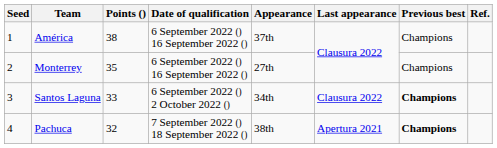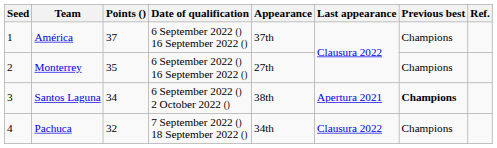(112, 37) 38 -> (112, 37) 37
(112, 98) 33 -> (112, 98) 34
(264, 98) 34th -> (264, 98) 38th
(350, 98) Clausura 2022 -> (350, 98) Apertura 2021
(264, 128) 38th -> (264, 128) 34th
(350, 128) Apertura 2021 -> (350, 128) Clausura 2022
(429, 128) bold -> (427, 128) normal
